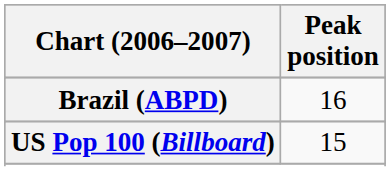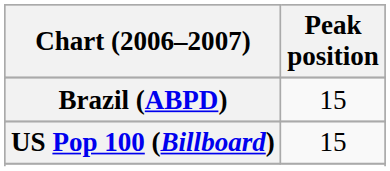(333, 99) 16 -> (333, 99) 15
